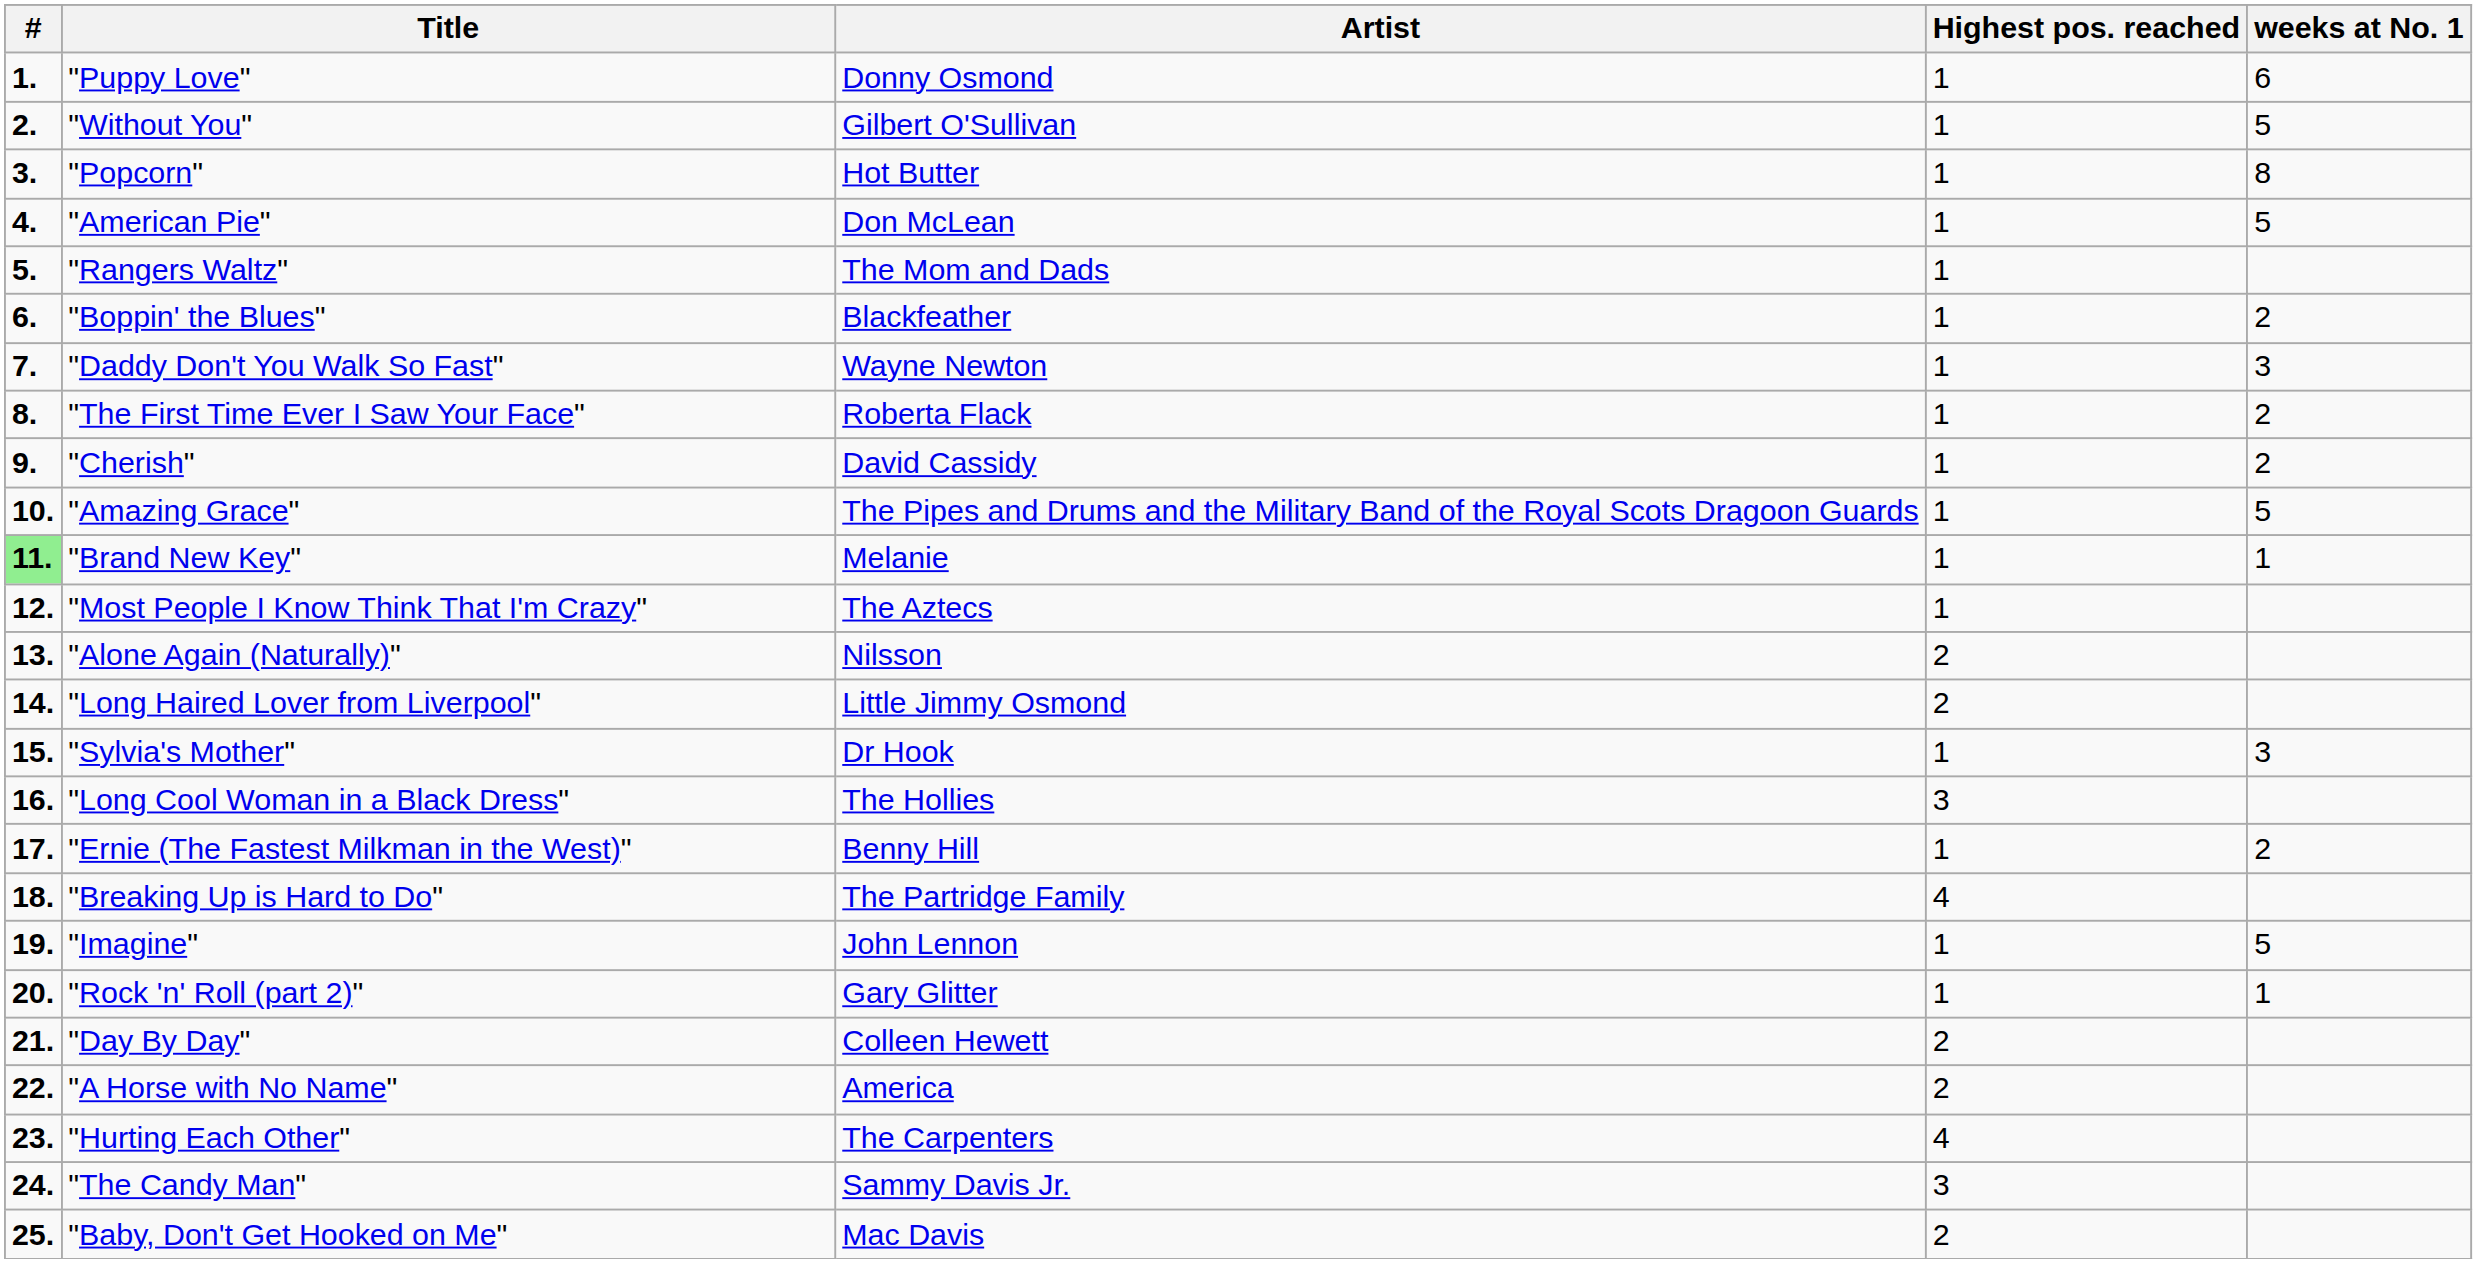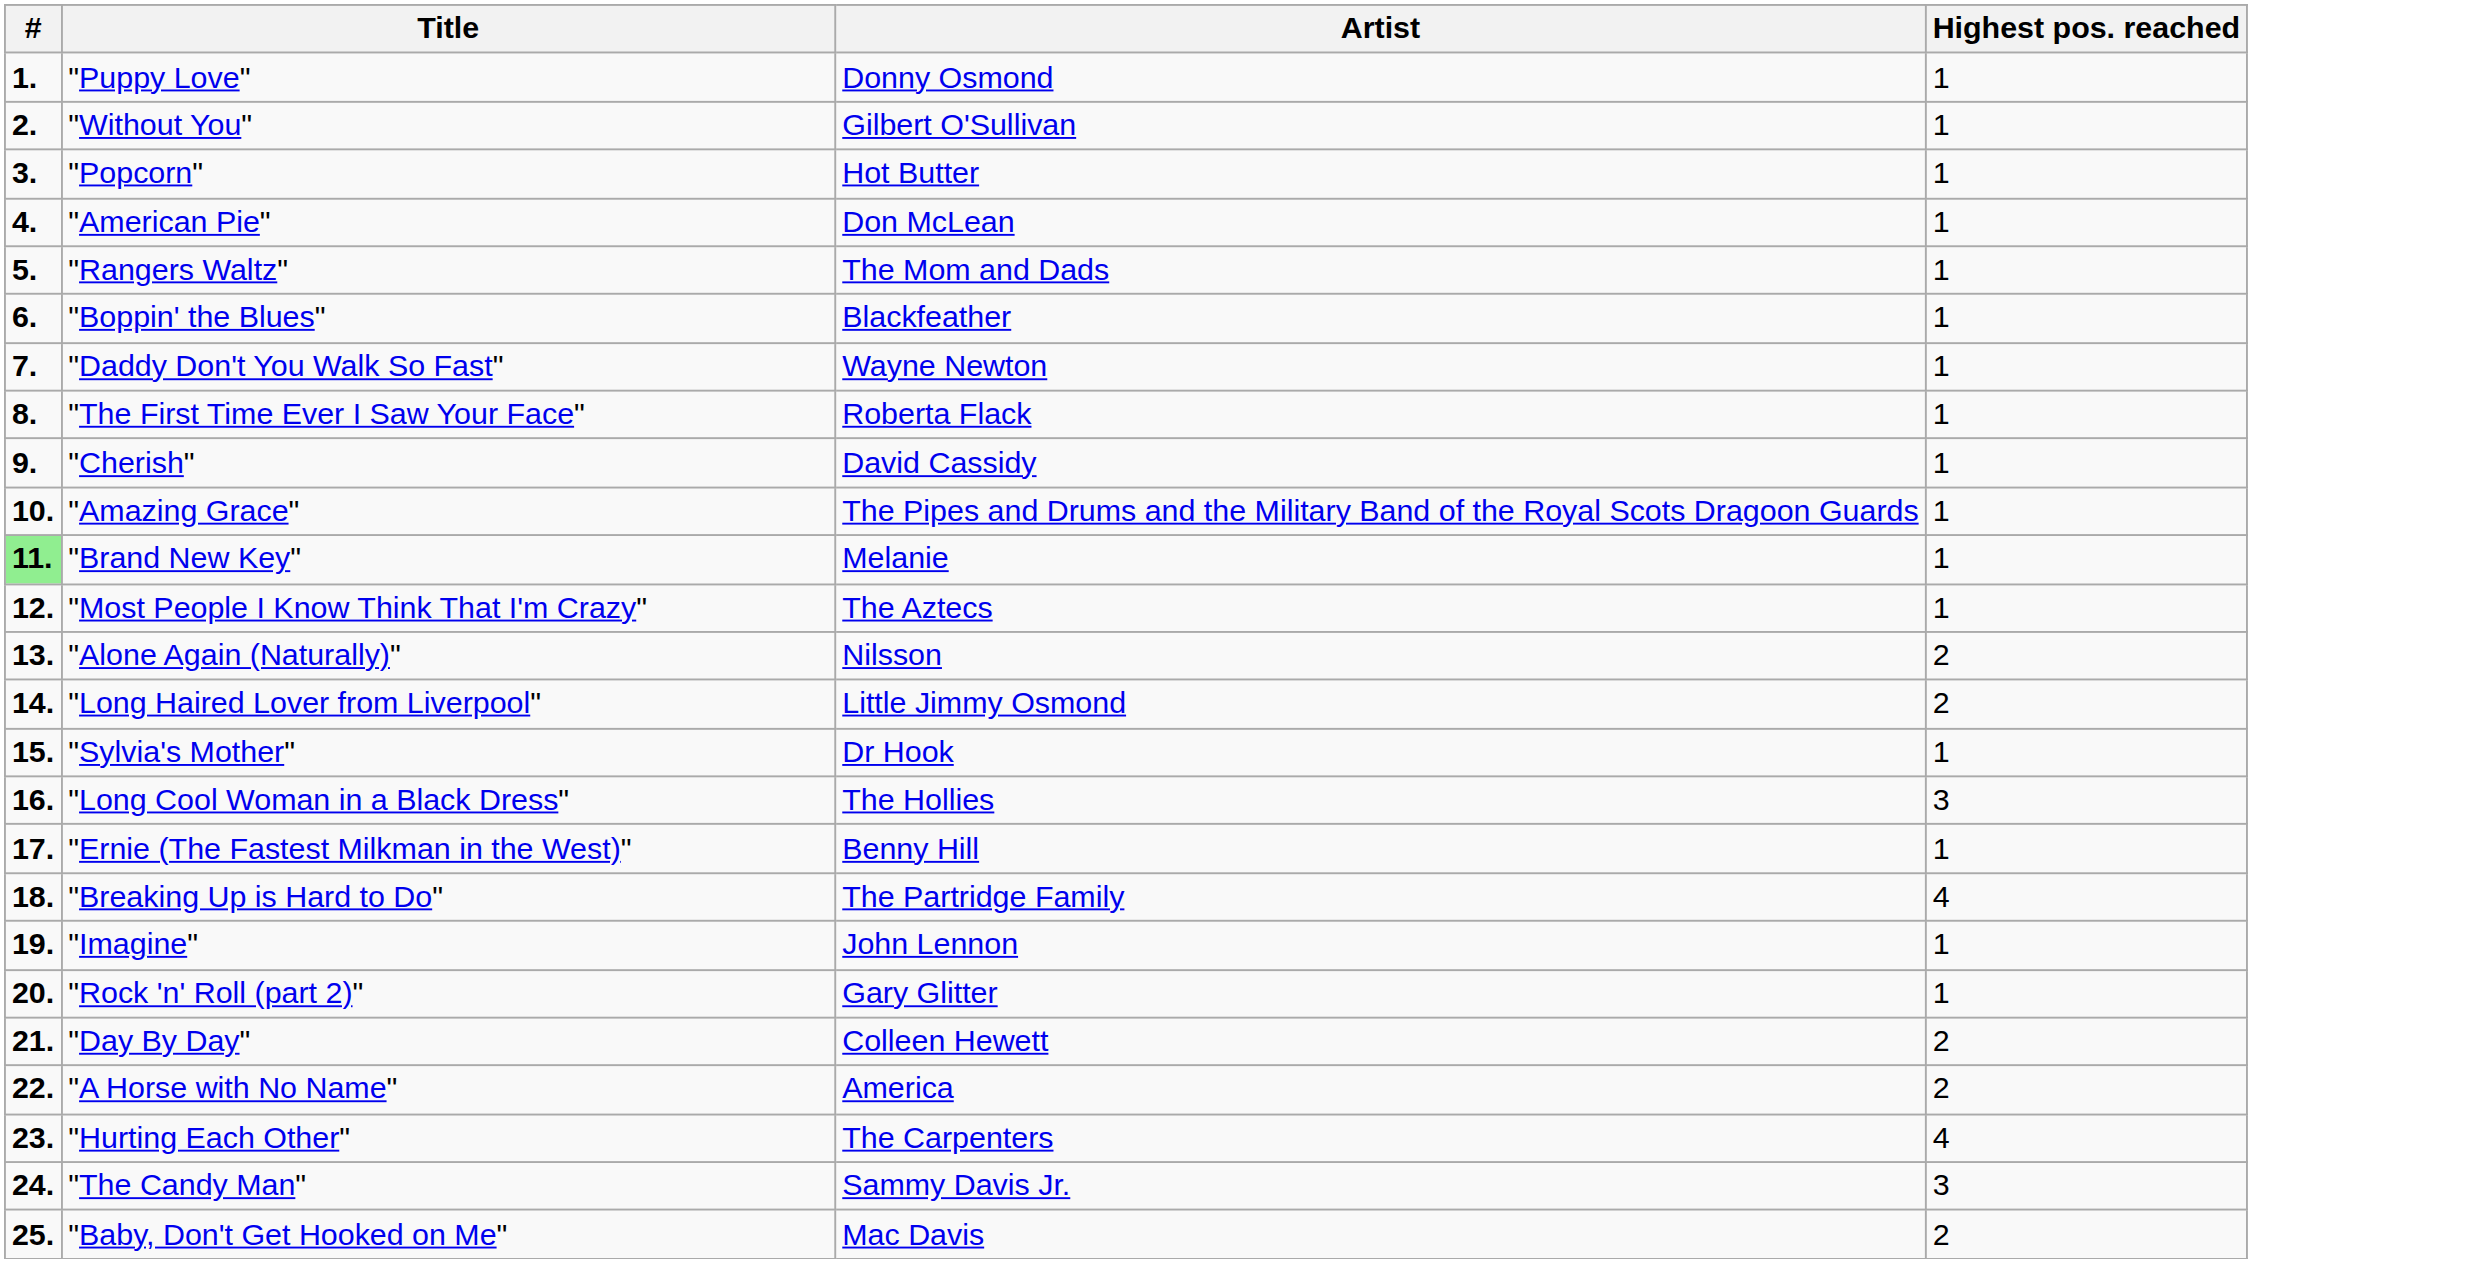- column: (2359, 28)
